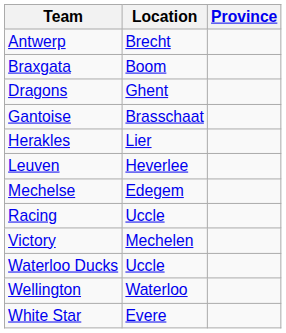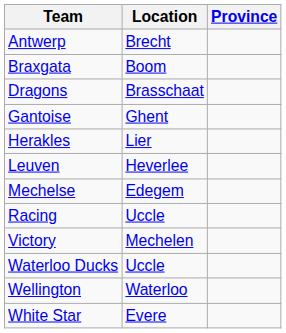(147, 91) Ghent -> (165, 91) Brasschaat
(165, 116) Brasschaat -> (147, 116) Ghent
